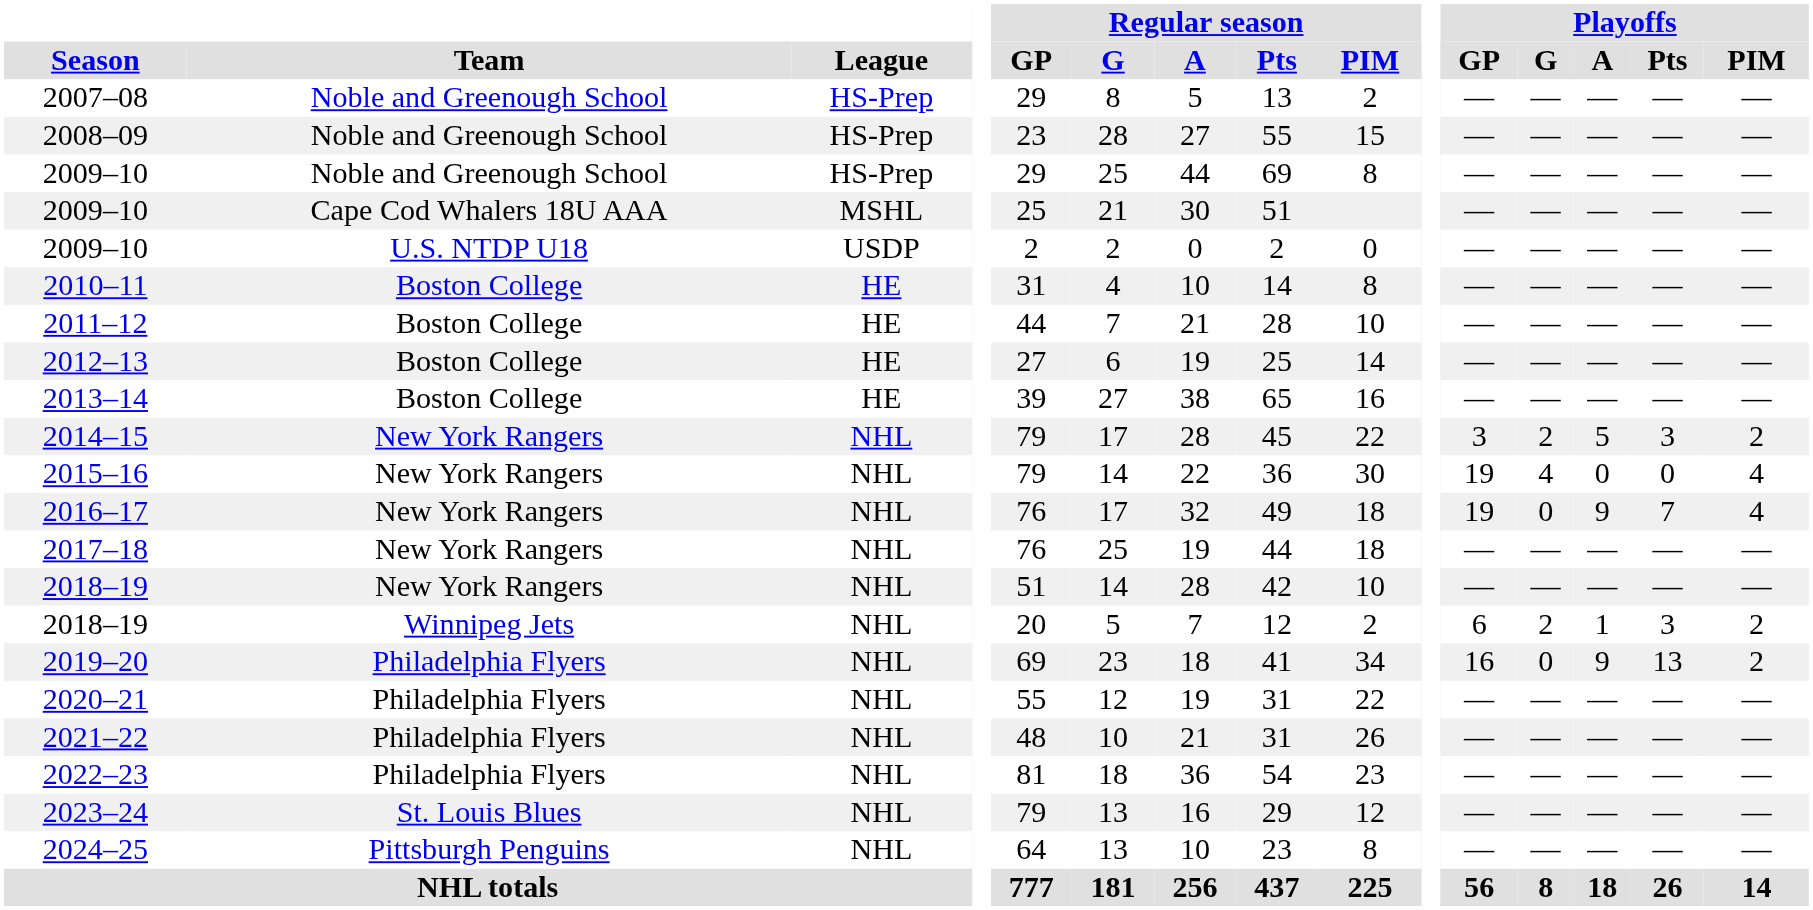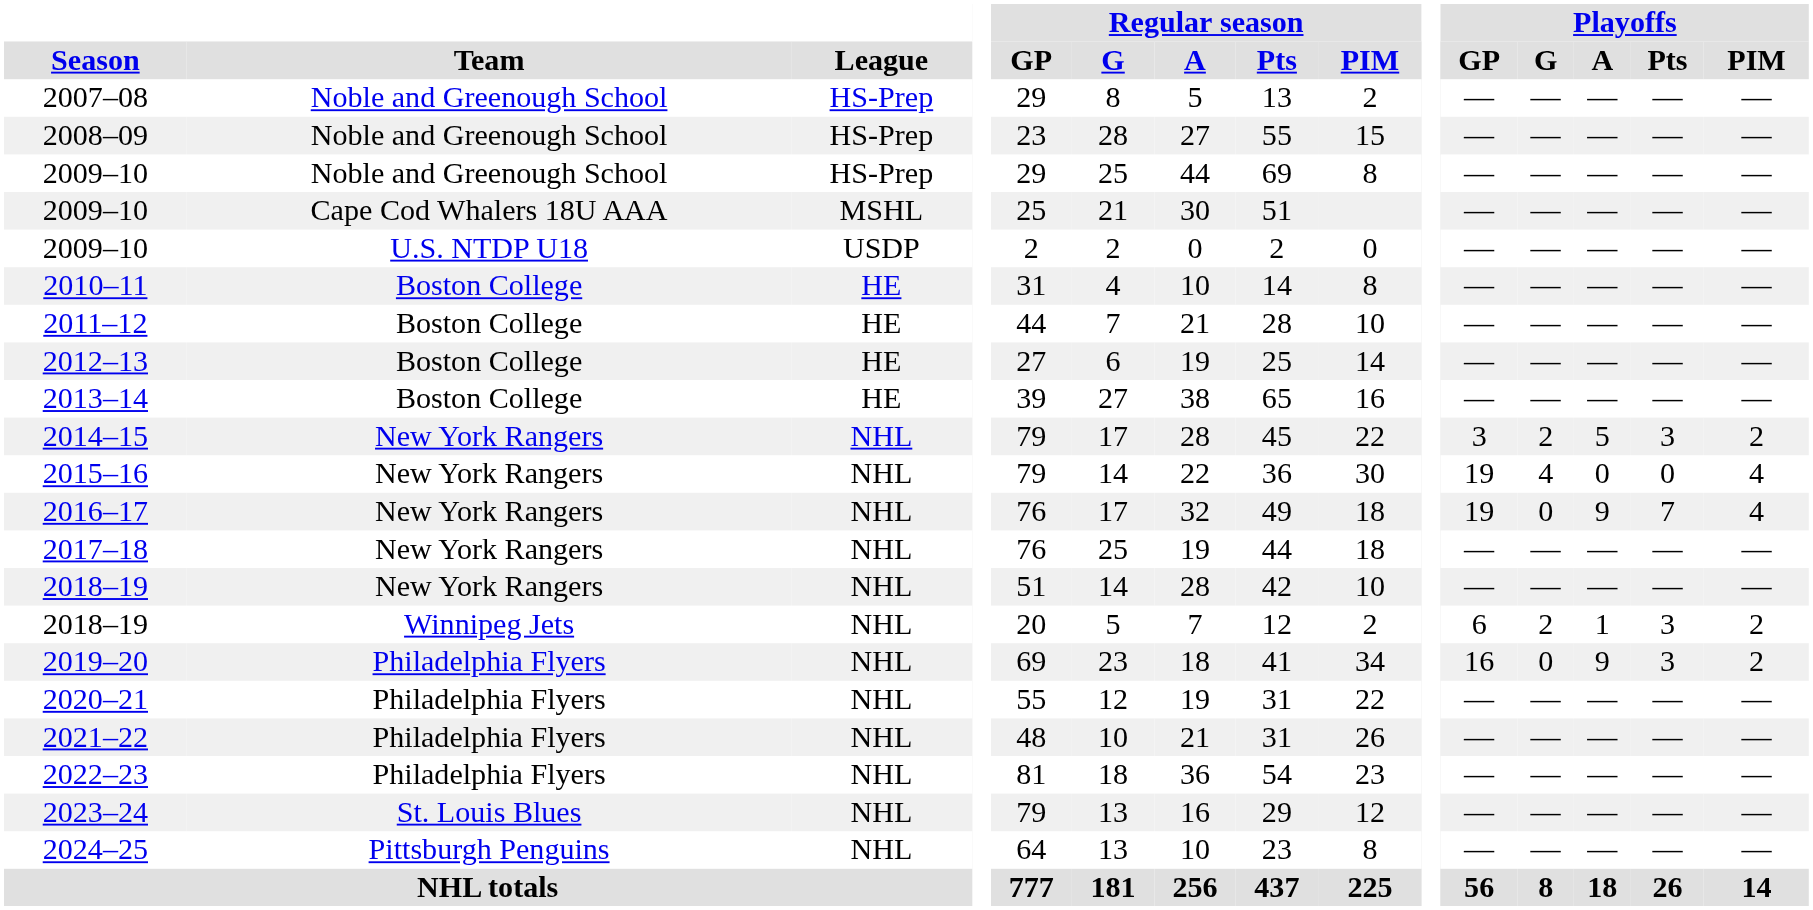(1667, 661) 13 -> (1667, 661) 3
